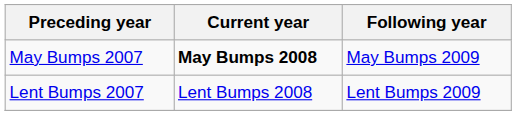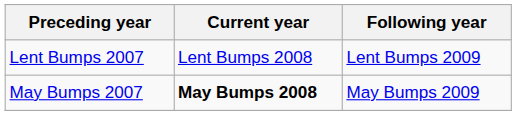rows swapped: (76, 57) <-> (77, 92)
